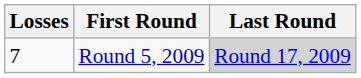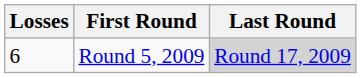(15, 55) 7 -> (15, 55) 6
